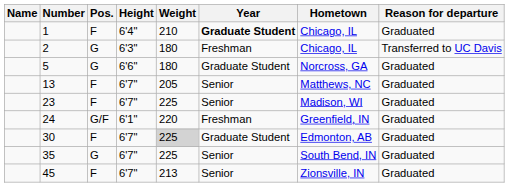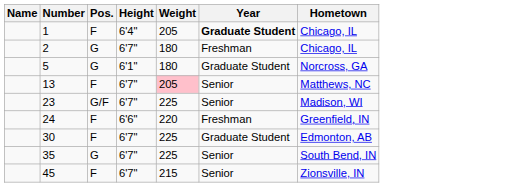- column: (442, 13)
(168, 31) 210 -> (168, 31) 205
(128, 48) 6'3" -> (128, 48) 6'7"
(128, 66) 6'6" -> (128, 66) 6'1"
(168, 84) no background -> (168, 84) pink background
(94, 102) F -> (99, 102) G/F
(99, 119) G/F -> (94, 119) F
(128, 119) 6'1" -> (128, 119) 6'6"
(168, 137) lightgrey background -> (168, 137) no background
(168, 173) 213 -> (168, 173) 215
